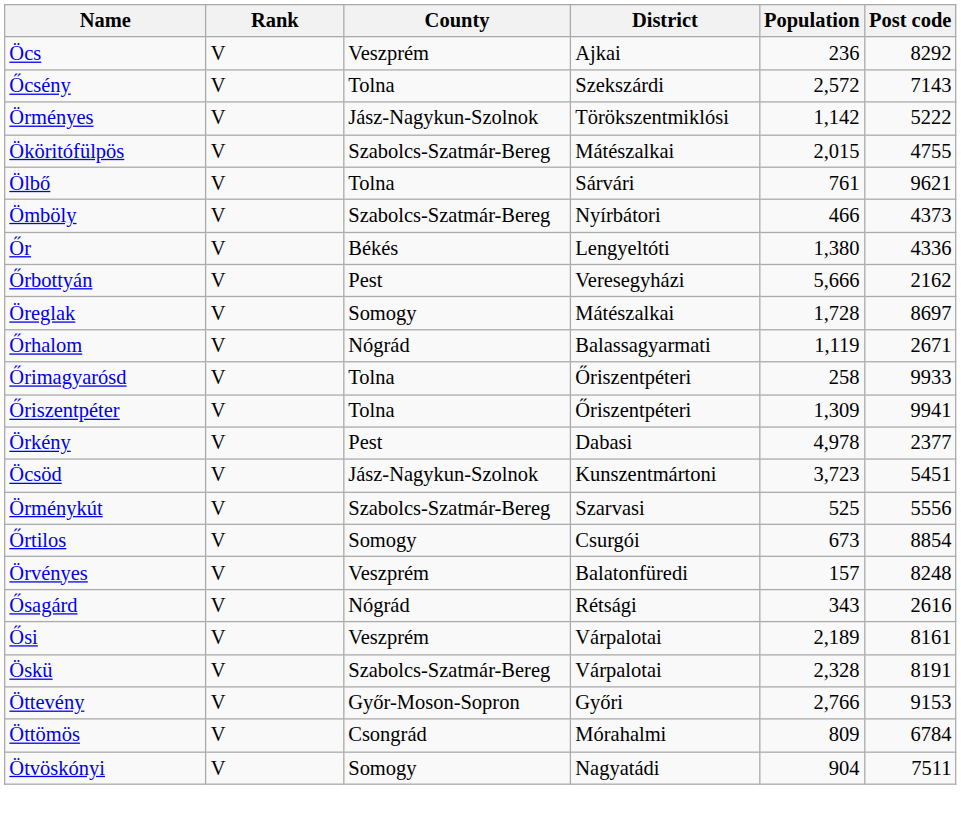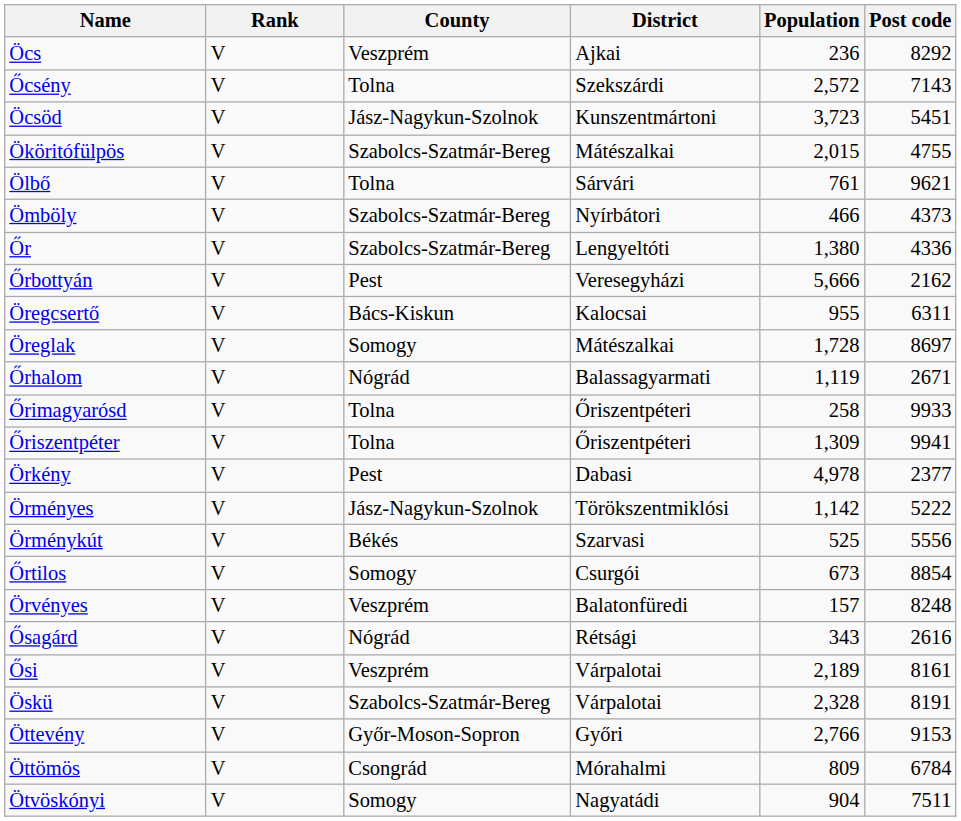rows swapped: (36, 475) <-> (51, 118)
(373, 248) Békés -> (449, 248) Szabolcs-Szatmár-Bereg
+ row: (54, 313)
(449, 507) Szabolcs-Szatmár-Bereg -> (373, 540) Békés
